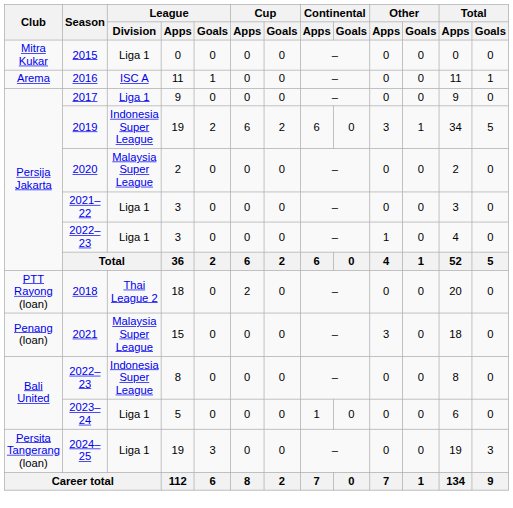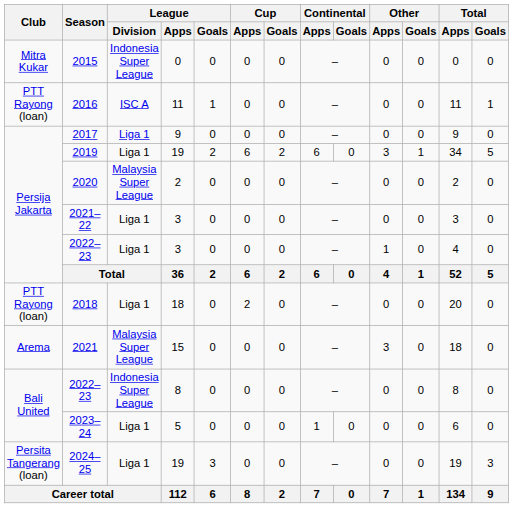(134, 55) Liga 1 -> (134, 61) Indonesia Super League
(33, 79) Arema -> (33, 104) PTT Rayong (loan)
(134, 127) Indonesia Super League -> (134, 152) Liga 1
(134, 291) Thai League 2 -> (134, 304) Liga 1
(33, 334) Penang (loan) -> (33, 347) Arema
